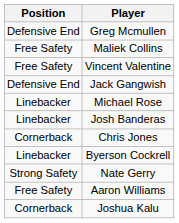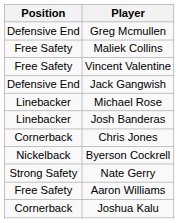(43, 155) Linebacker -> (43, 155) Nickelback
